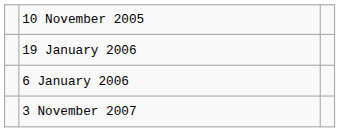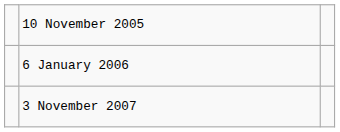- row: (79, 50)
